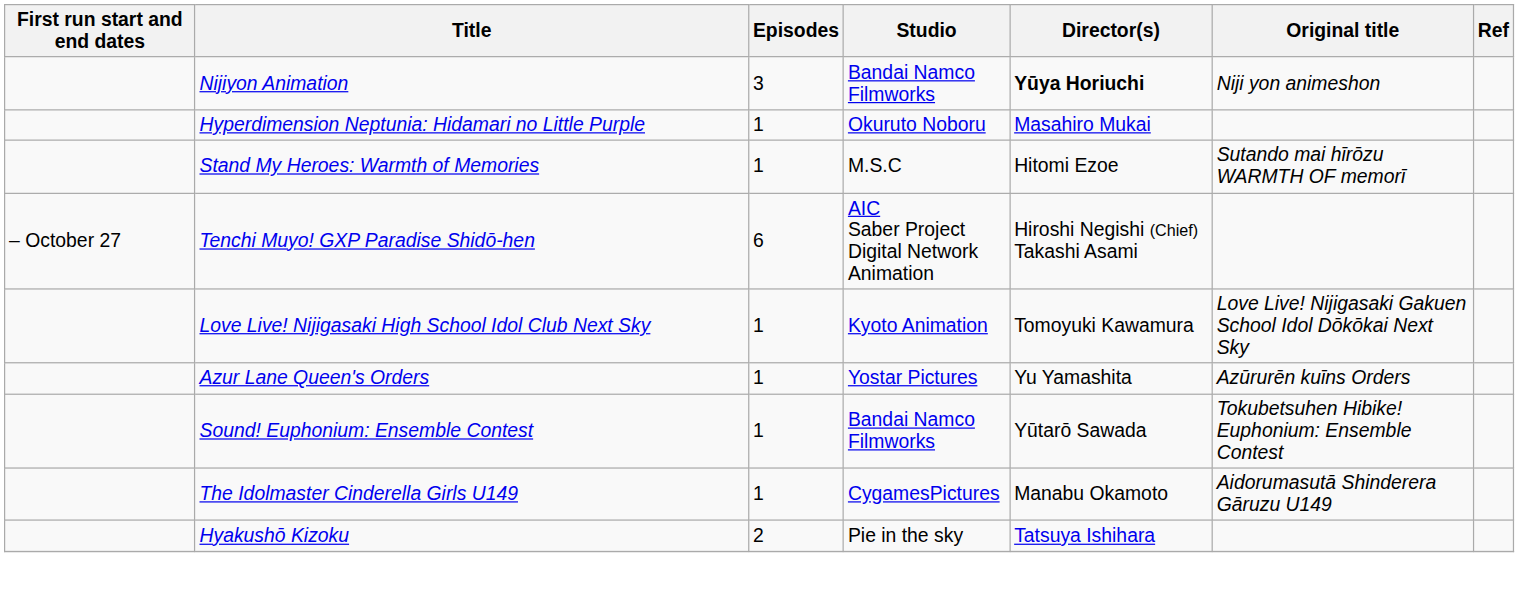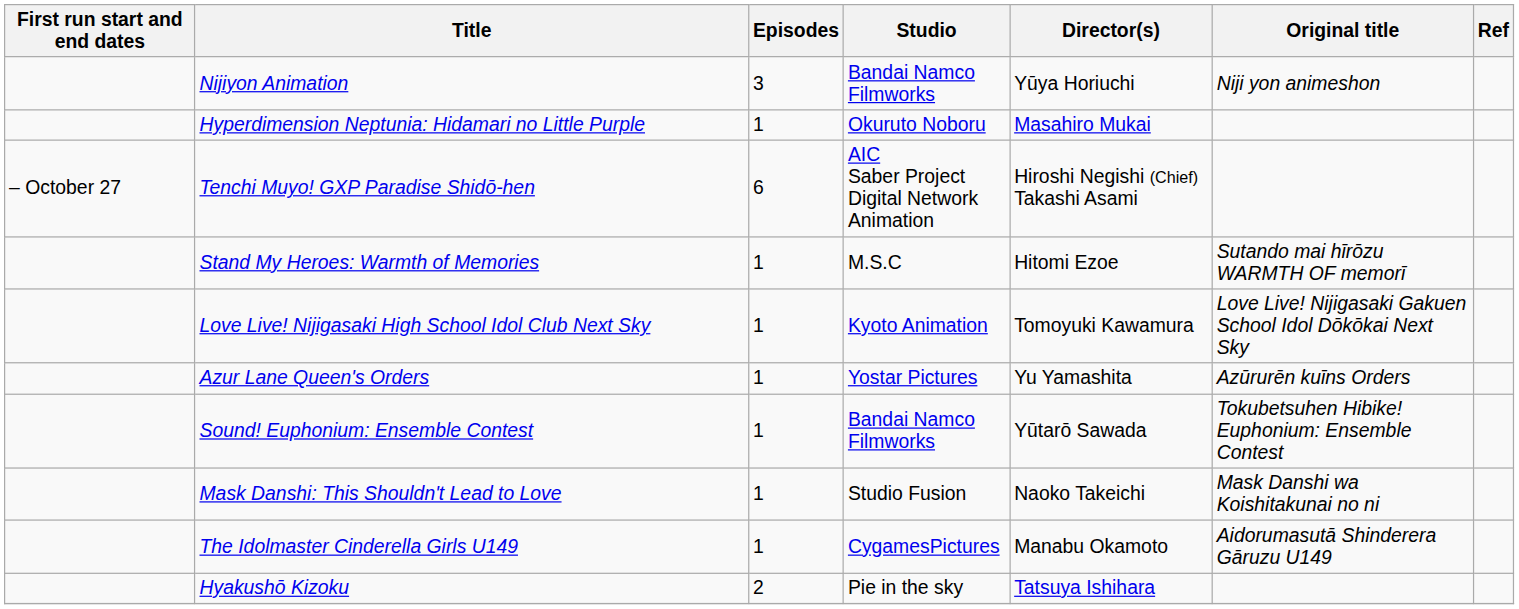(1079, 83) bold -> (1074, 83) normal
rows swapped: (369, 166) <-> (367, 240)
+ row: (381, 494)
